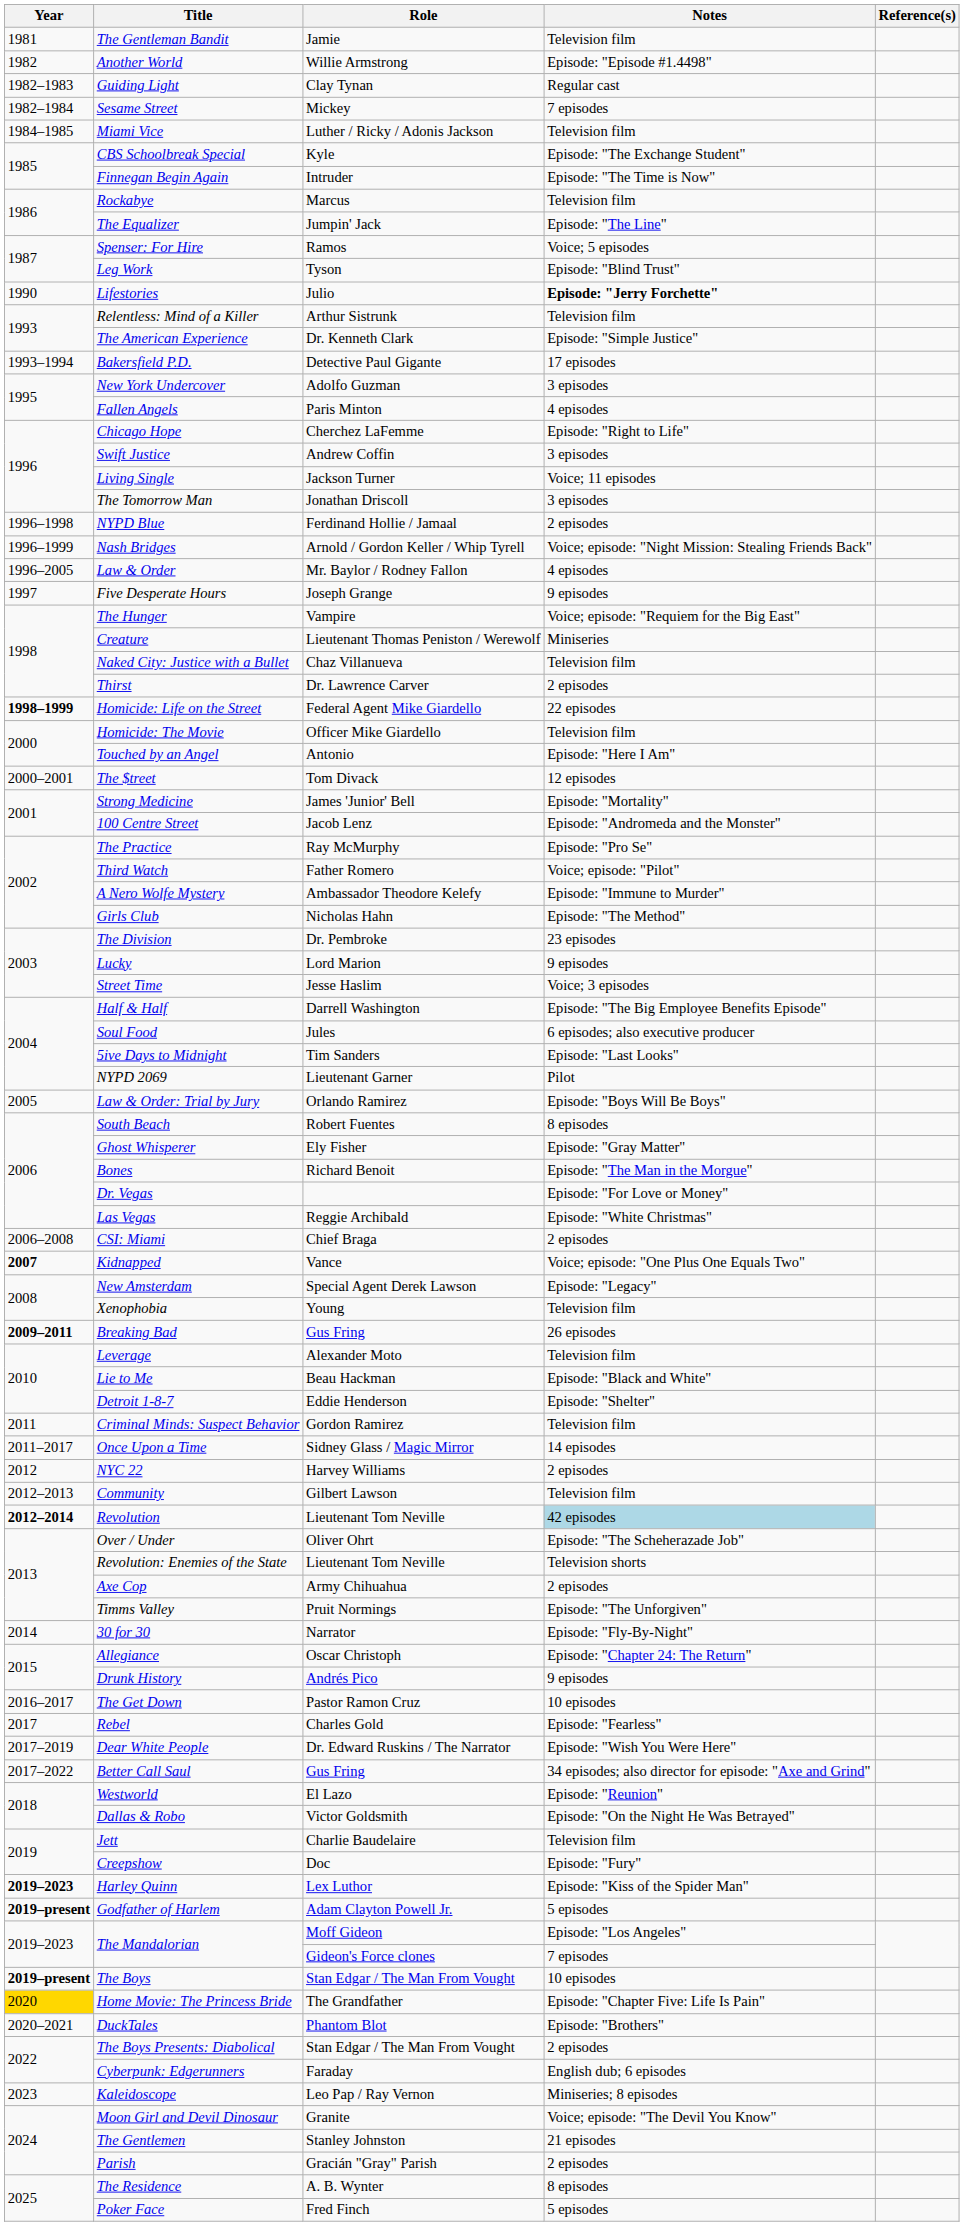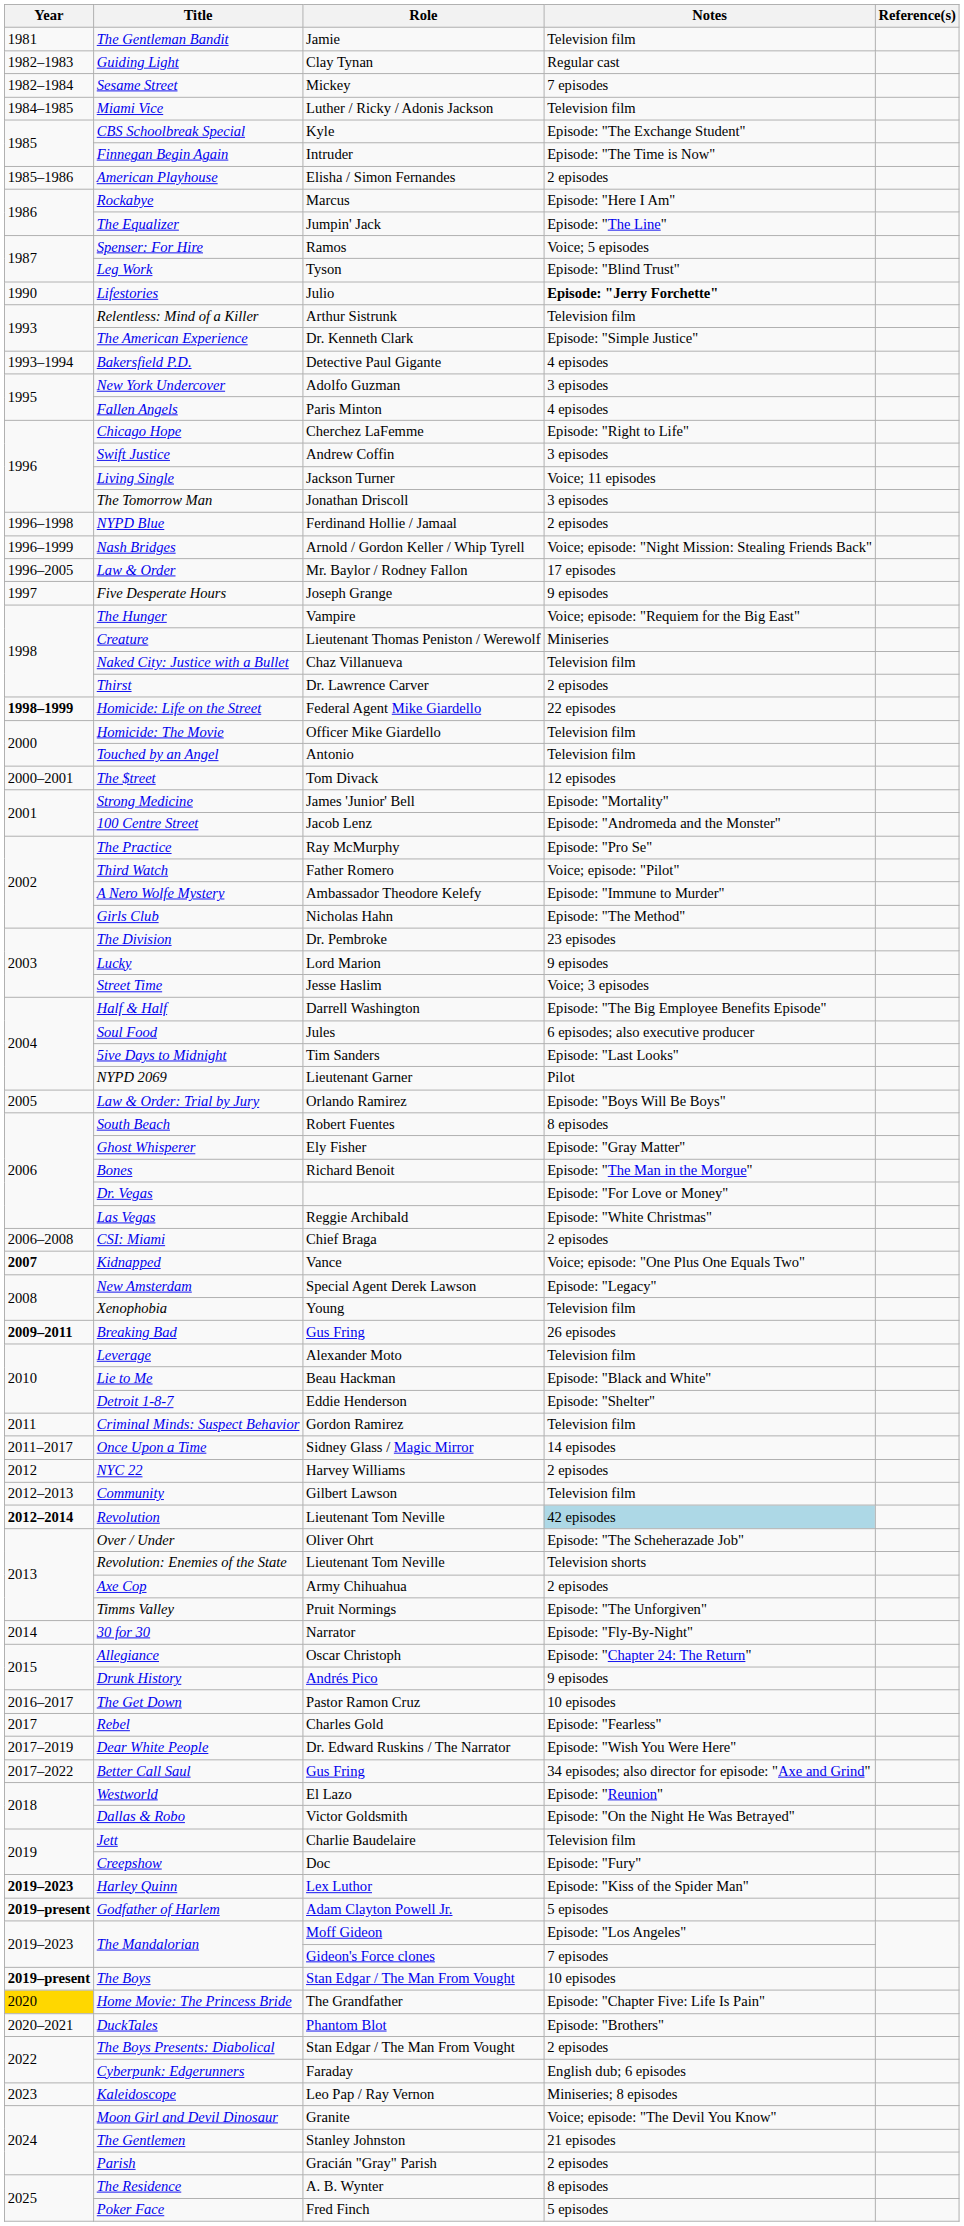- row: (140, 62)
+ row: (157, 177)
(591, 200) Television film -> (611, 200) Episode: "Here I Am"
(581, 362) 17 episodes -> (578, 362) 4 episodes
(578, 570) 4 episodes -> (581, 570) 17 episodes
(611, 754) Episode: "Here I Am" -> (591, 754) Television film
